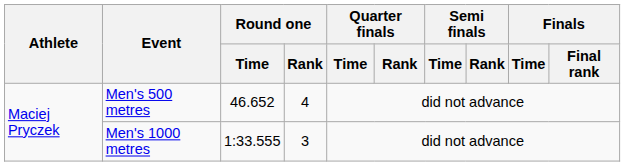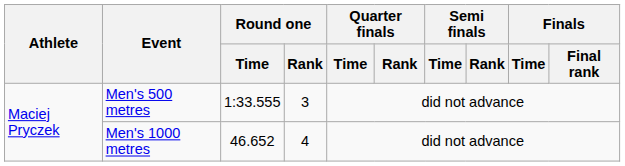(252, 103) 46.652 -> (252, 103) 1:33.555
(305, 103) 4 -> (305, 103) 3
(252, 142) 1:33.555 -> (252, 142) 46.652
(305, 142) 3 -> (305, 142) 4
